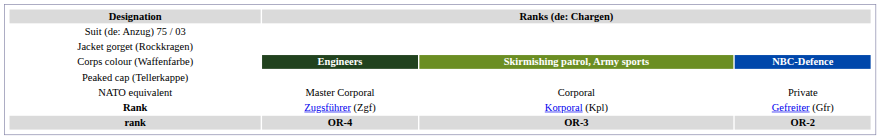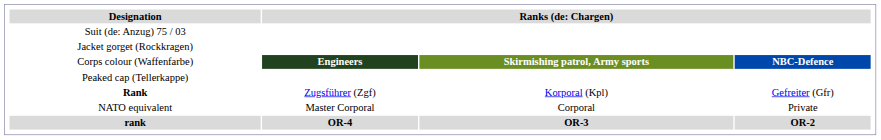rows swapped: (135, 107) <-> (135, 92)
